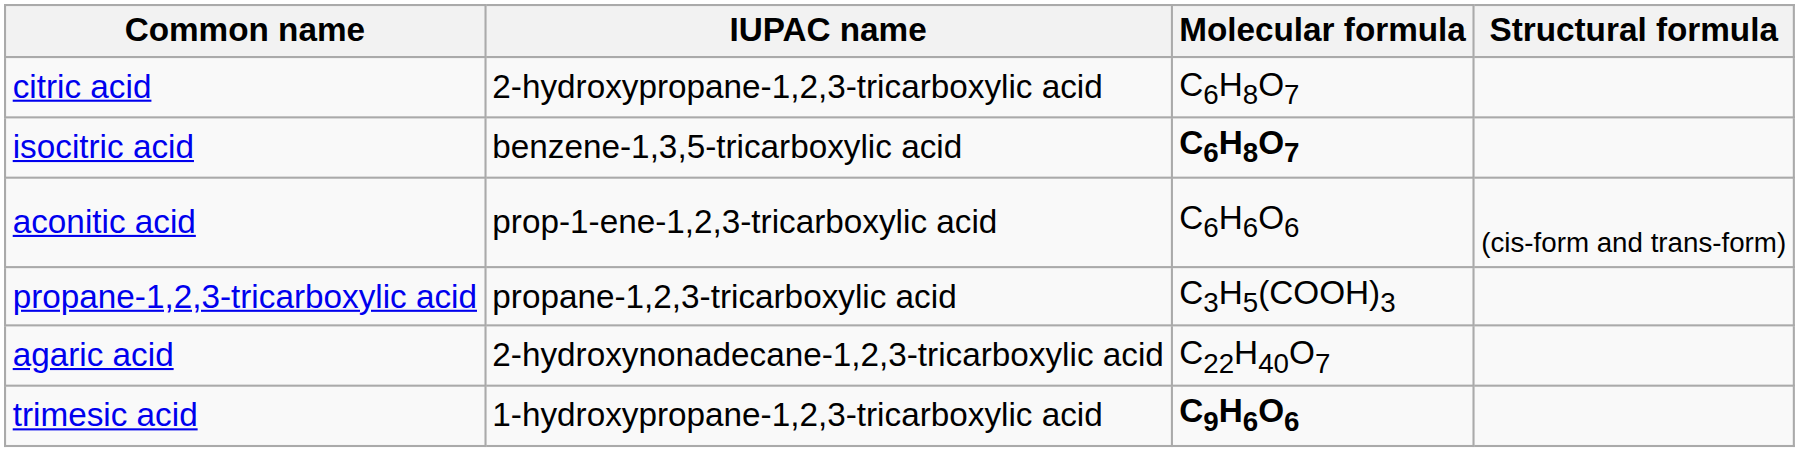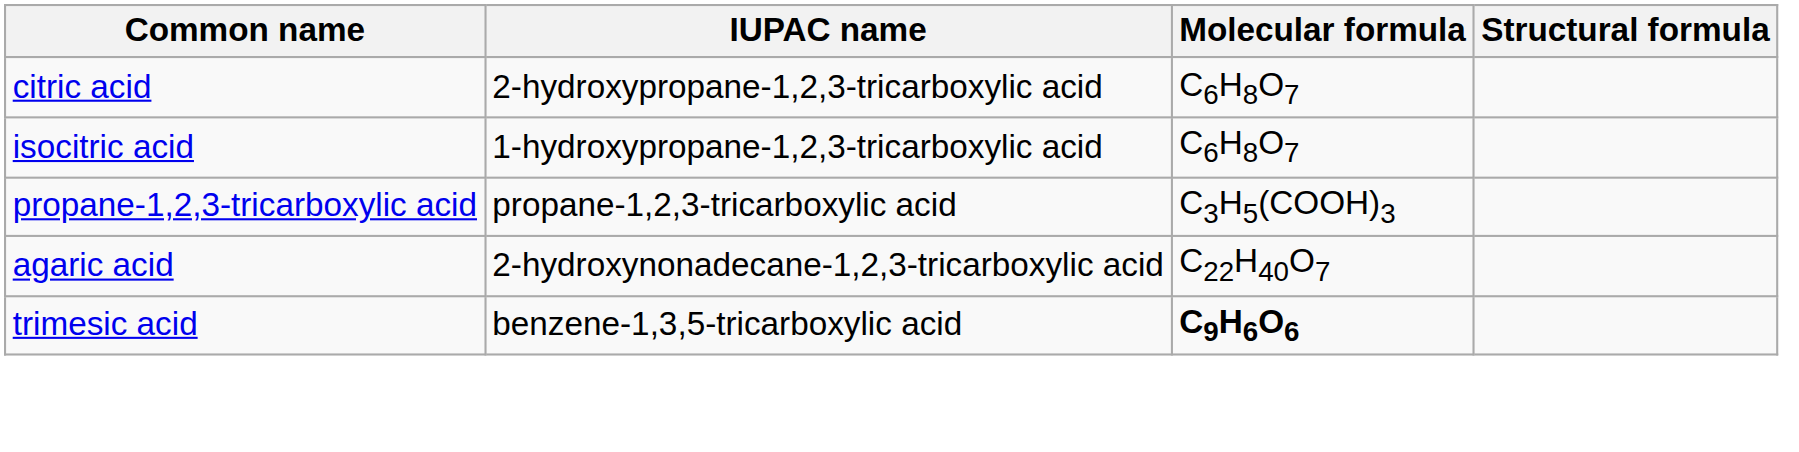(727, 146) benzene-1,3,5-tricarboxylic acid -> (798, 146) 1-hydroxypropane-1,2,3-tricarboxylic acid
(1239, 147) bold -> (1239, 147) normal
- row: (104, 221)
(798, 414) 1-hydroxypropane-1,2,3-tricarboxylic acid -> (727, 324) benzene-1,3,5-tricarboxylic acid
